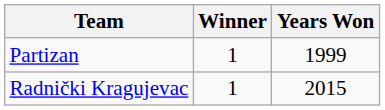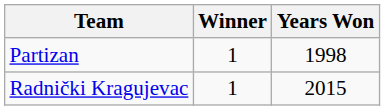(326, 54) 1999 -> (326, 54) 1998
